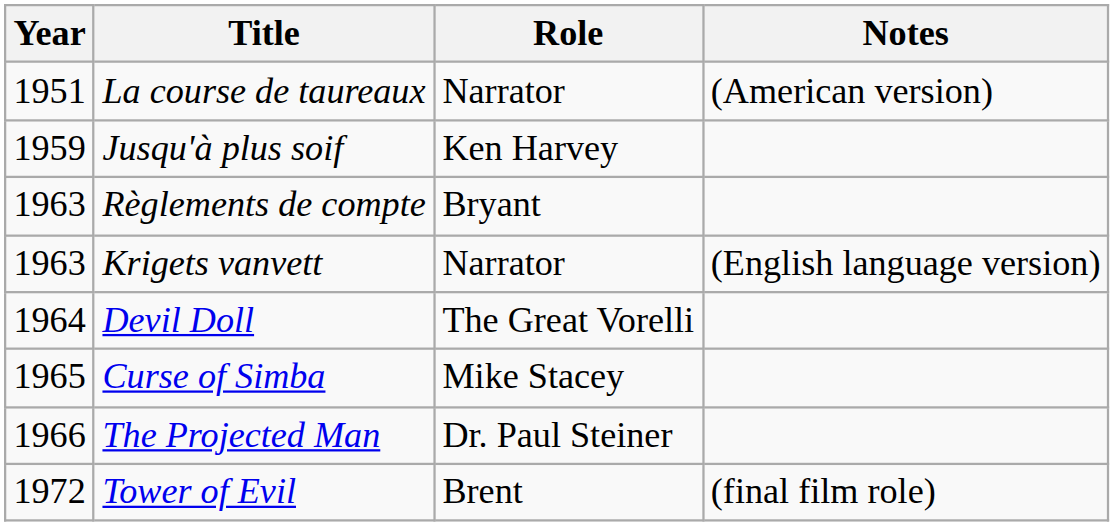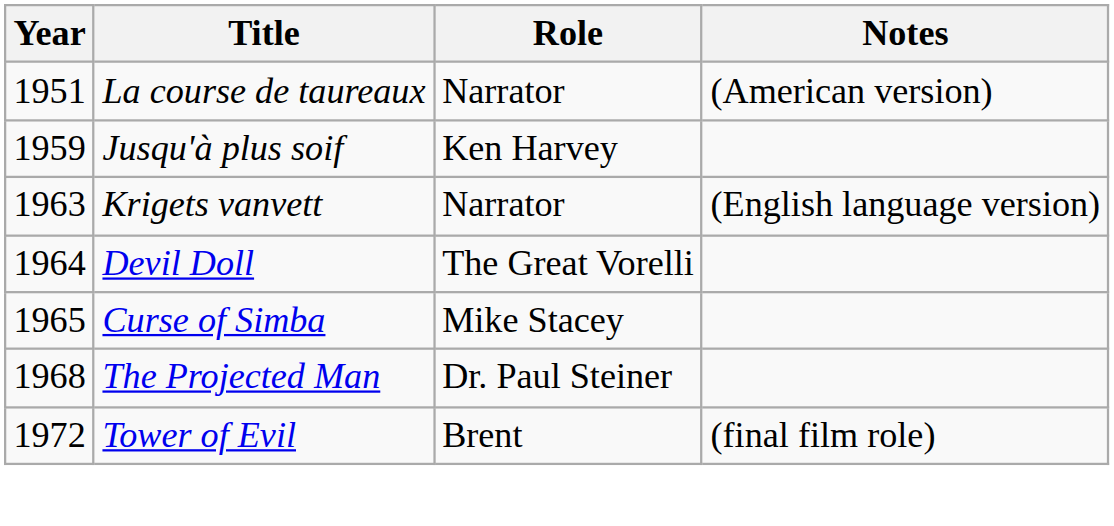- row: (264, 205)
(50, 434) 1966 -> (50, 377) 1968
